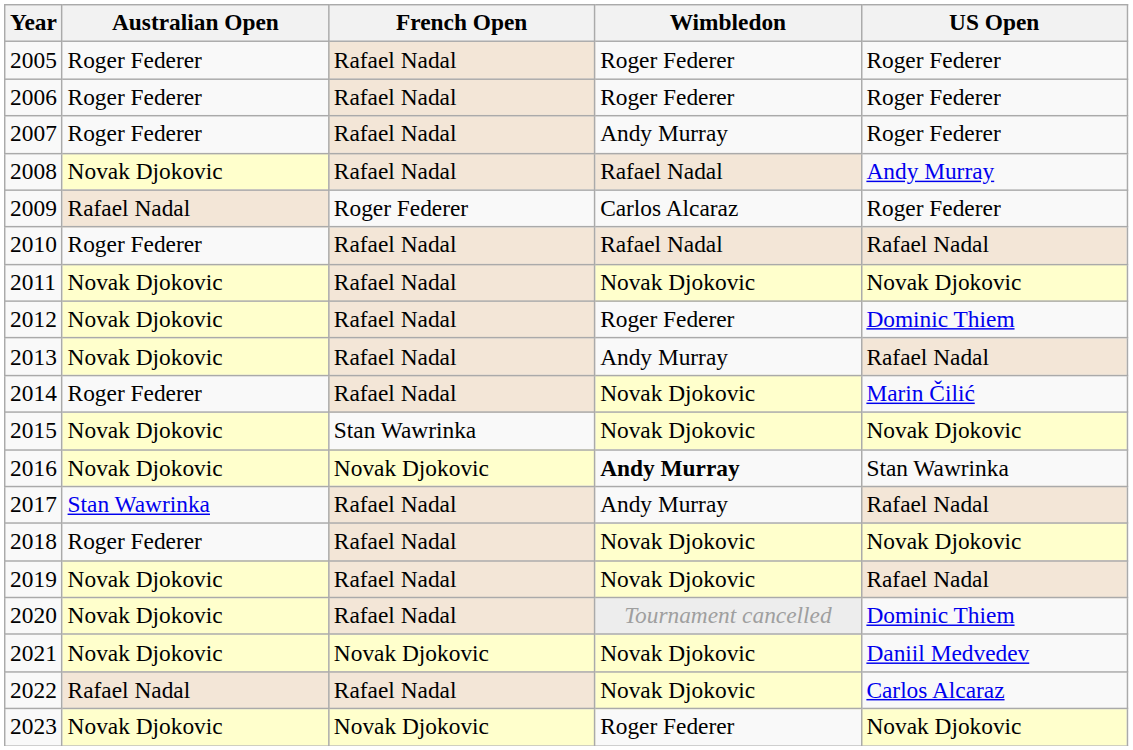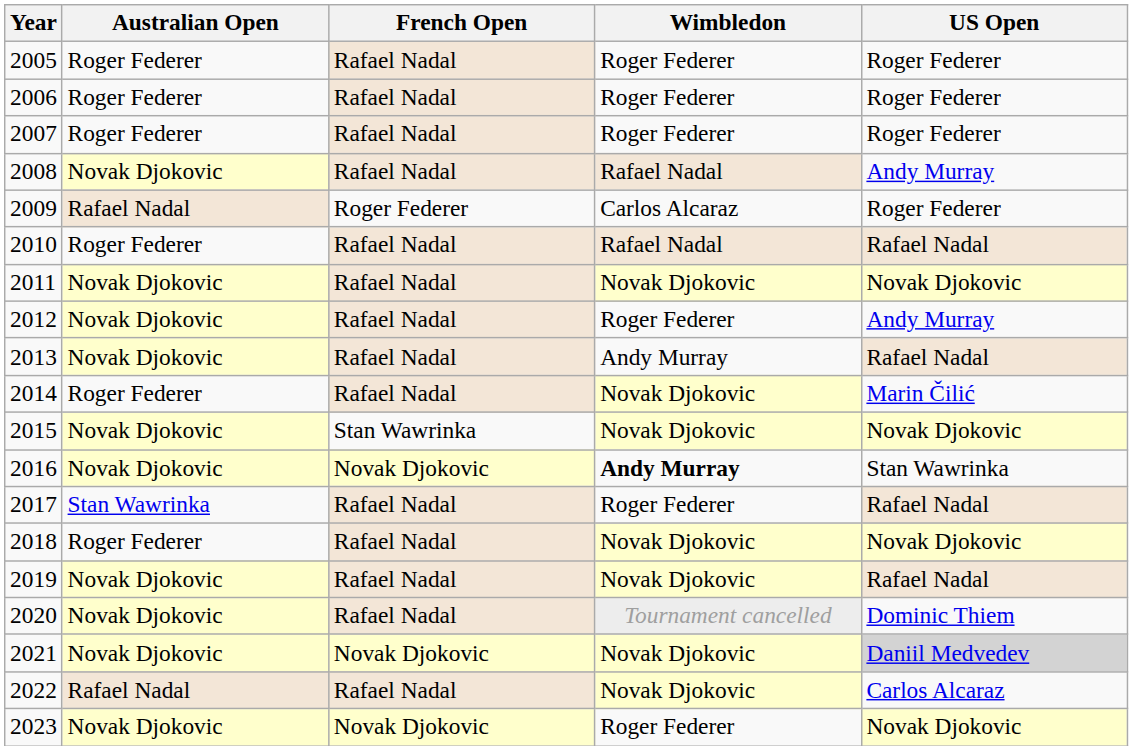(664, 134) Andy Murray -> (667, 134) Roger Federer
(940, 319) Dominic Thiem -> (930, 319) Andy Murray
(664, 504) Andy Murray -> (667, 504) Roger Federer
(948, 652) no background -> (948, 652) lightgrey background
